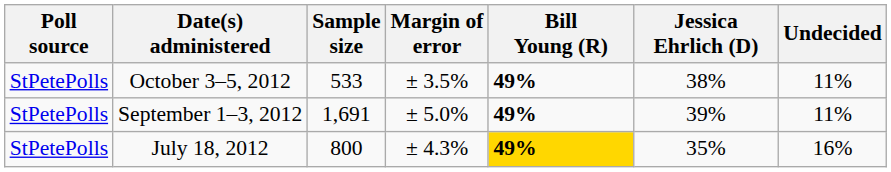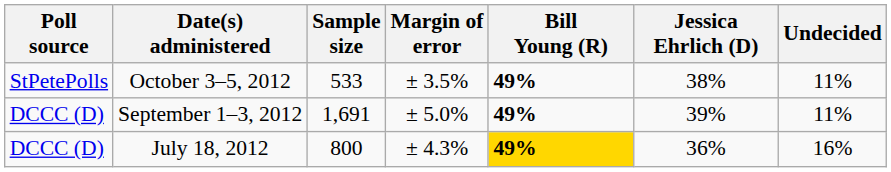(59, 114) StPetePolls -> (57, 114) DCCC (D)
(59, 148) StPetePolls -> (57, 148) DCCC (D)
(706, 148) 35% -> (706, 148) 36%
